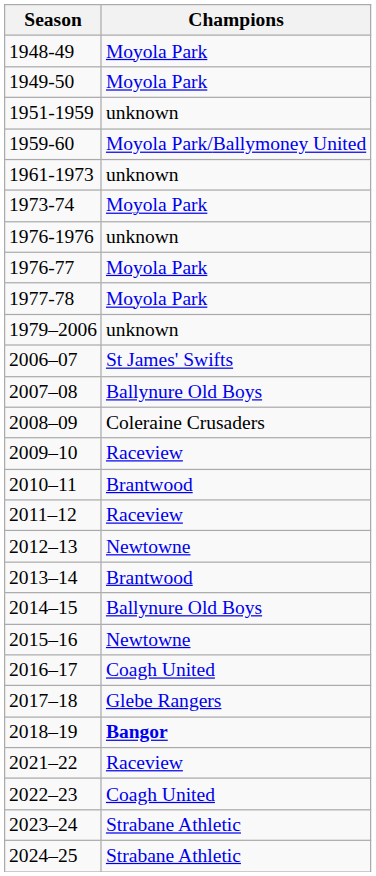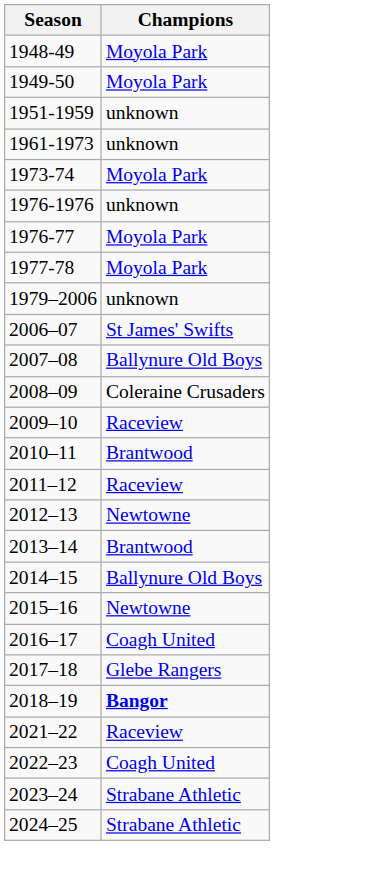- row: (42, 143)
